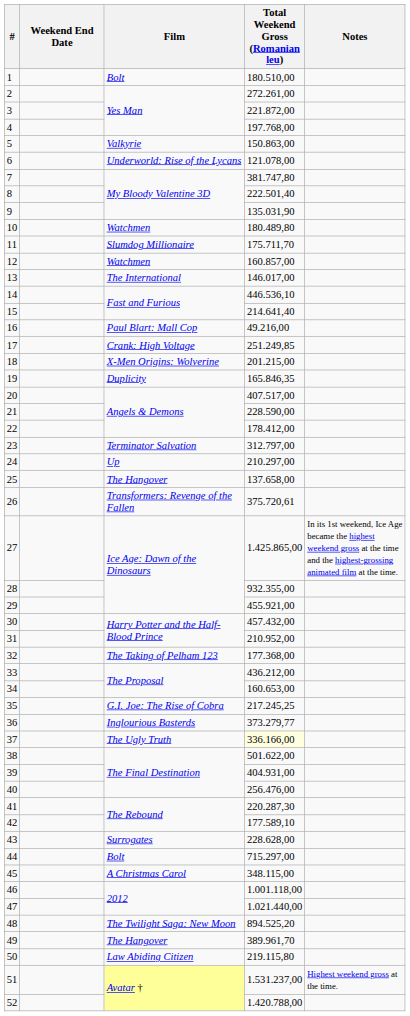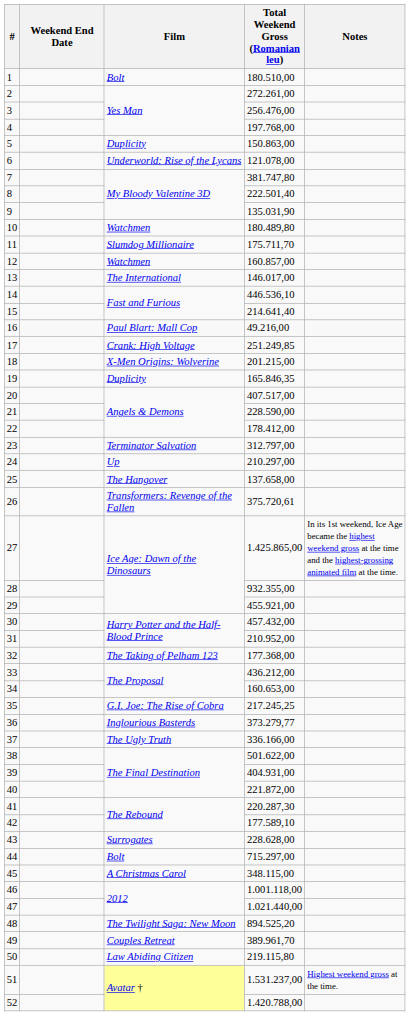(271, 110) 221.872,00 -> (271, 110) 256.476,00
(124, 144) Valkyrie -> (126, 144) Duplicity
(271, 739) lightyellow background -> (271, 739) no background
(271, 789) 256.476,00 -> (271, 789) 221.872,00
(137, 940) The Hangover -> (141, 940) Couples Retreat
